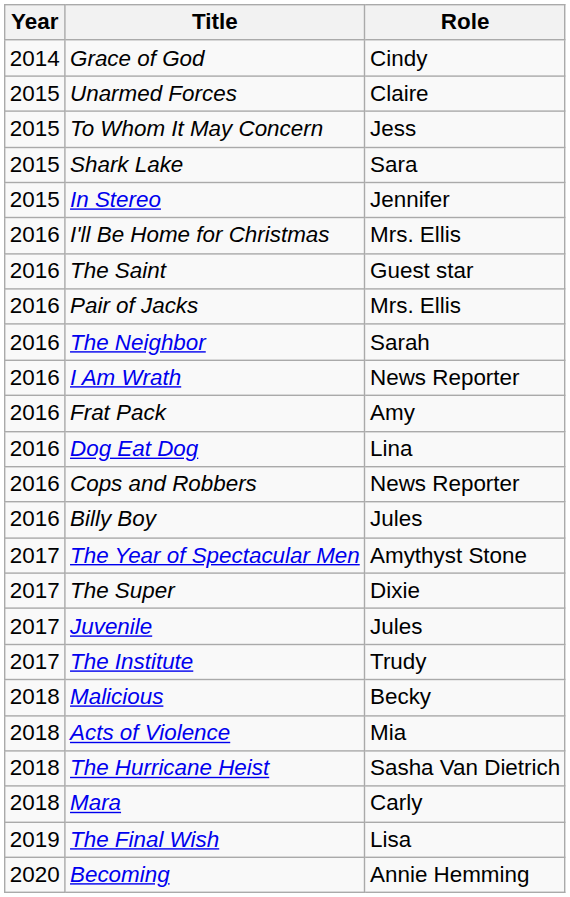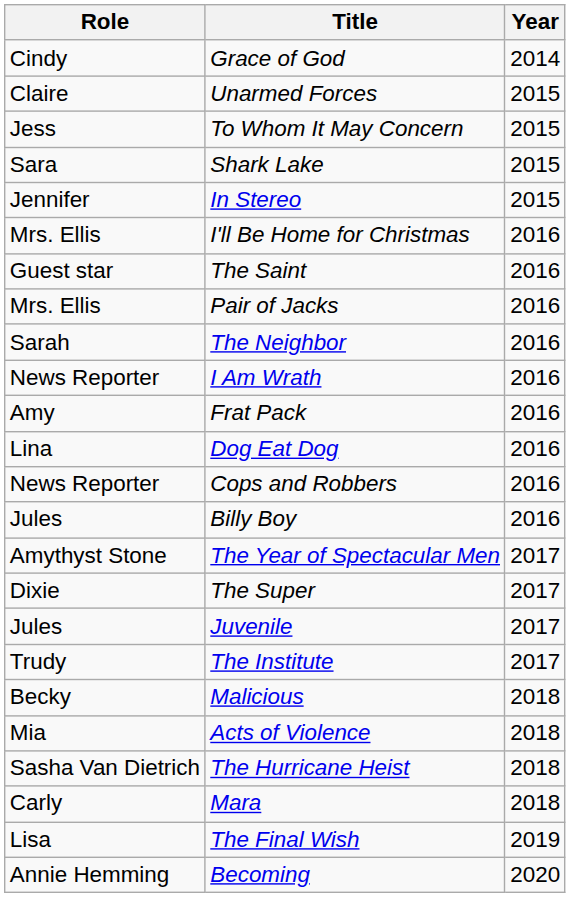columns swapped: (35, 22) <-> (465, 22)
